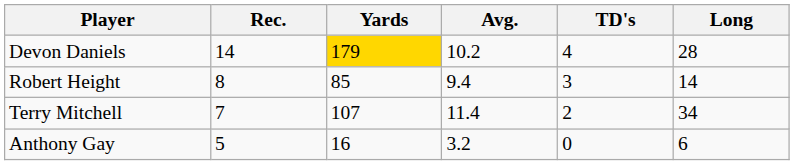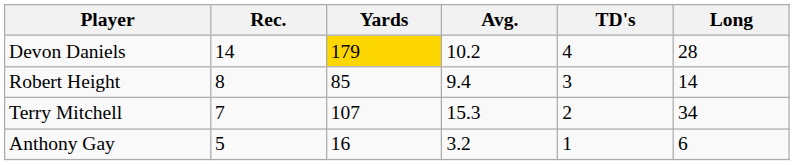(463, 112) 11.4 -> (464, 112) 15.3
(567, 143) 0 -> (567, 143) 1
